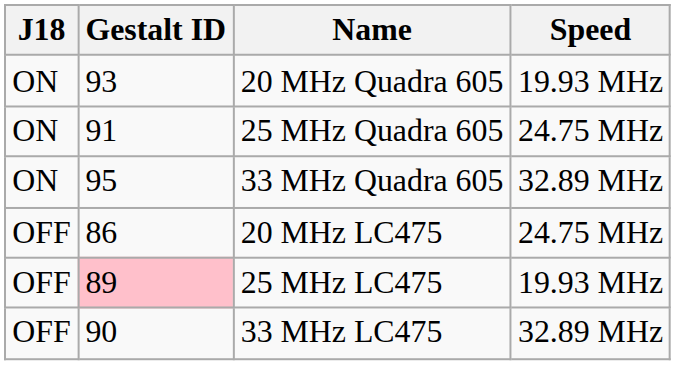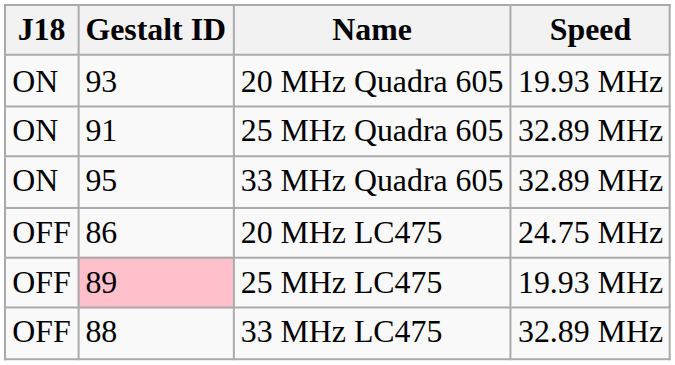(591, 130) 24.75 MHz -> (591, 130) 32.89 MHz
(101, 332) 90 -> (101, 332) 88
